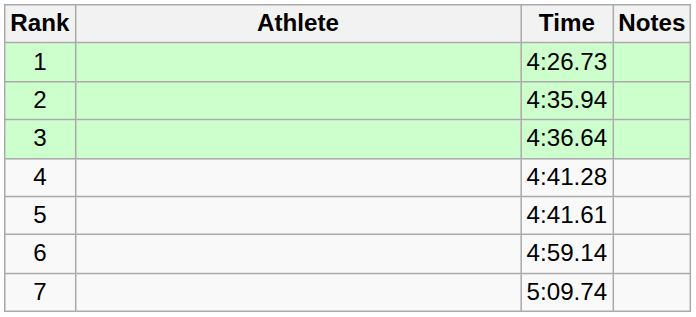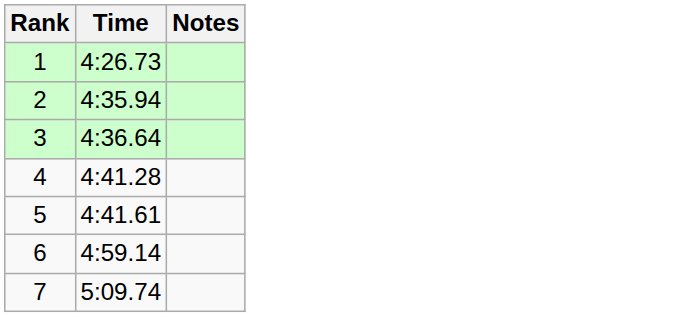- column: (298, 23)
